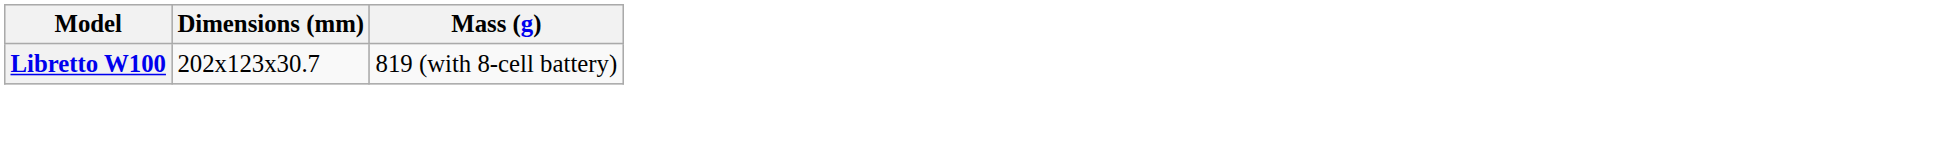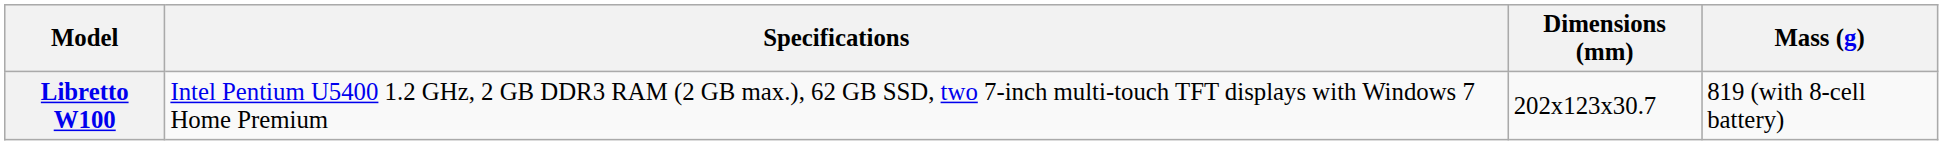+ column: (836, 38)
